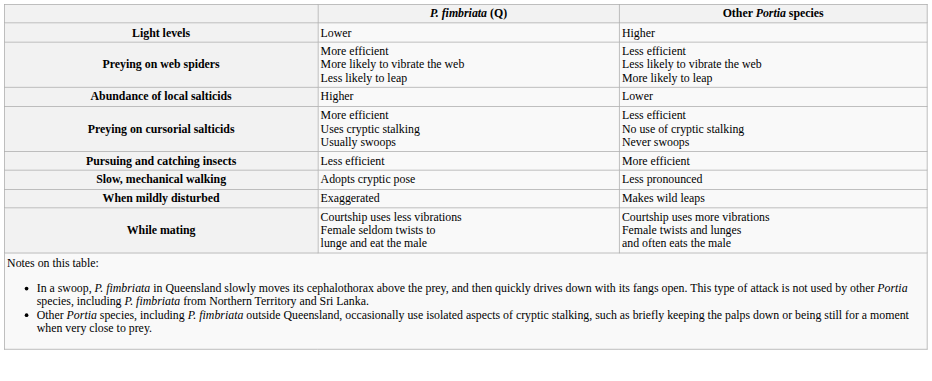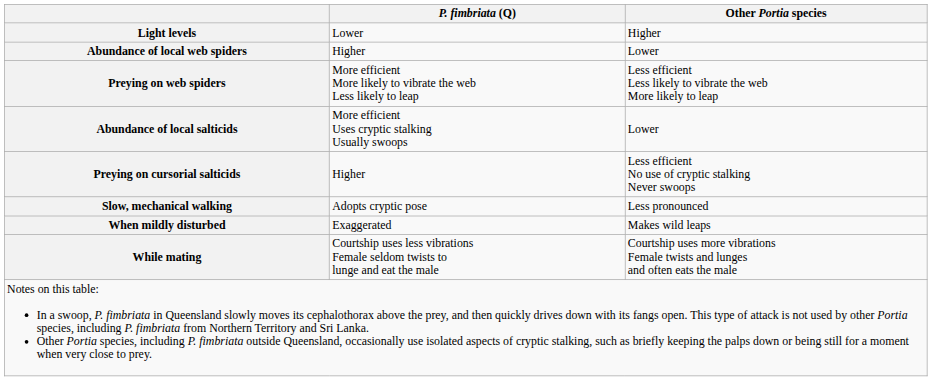+ row: (167, 51)
(337, 96) Higher -> (382, 128) More efficient Uses cryptic stalking Usually swoops
(370, 128) More efficient Uses cryptic stalking Usually swoops -> (349, 174) Higher
- row: (161, 161)
